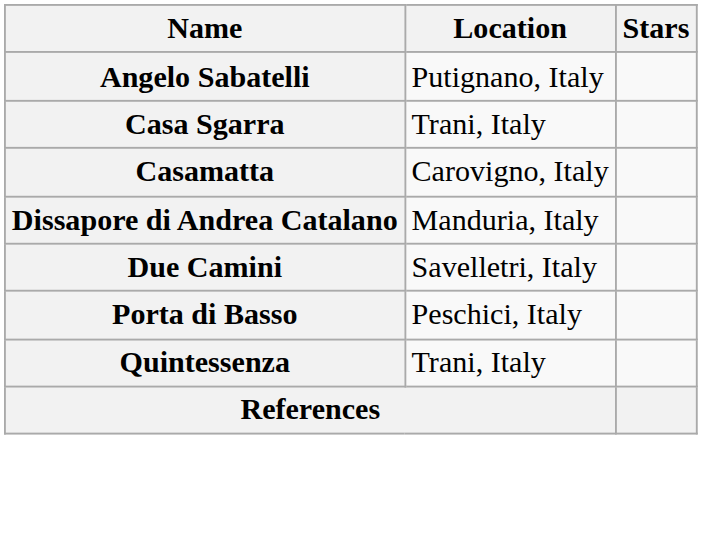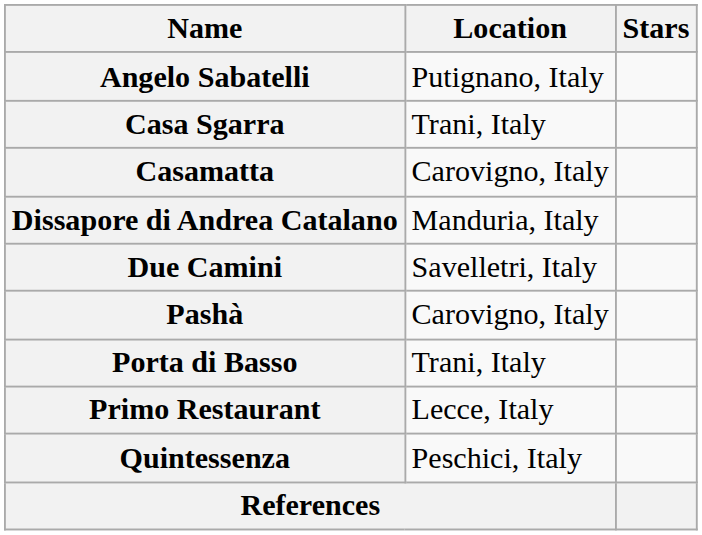+ row: (205, 314)
(497, 314) Peschici, Italy -> (479, 362) Trani, Italy
+ row: (205, 409)
(479, 362) Trani, Italy -> (497, 457) Peschici, Italy
